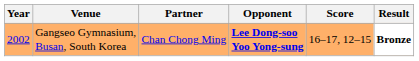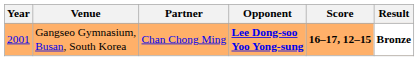(18, 39) 2002 -> (18, 39) 2001
(340, 39) normal -> (340, 39) bold
